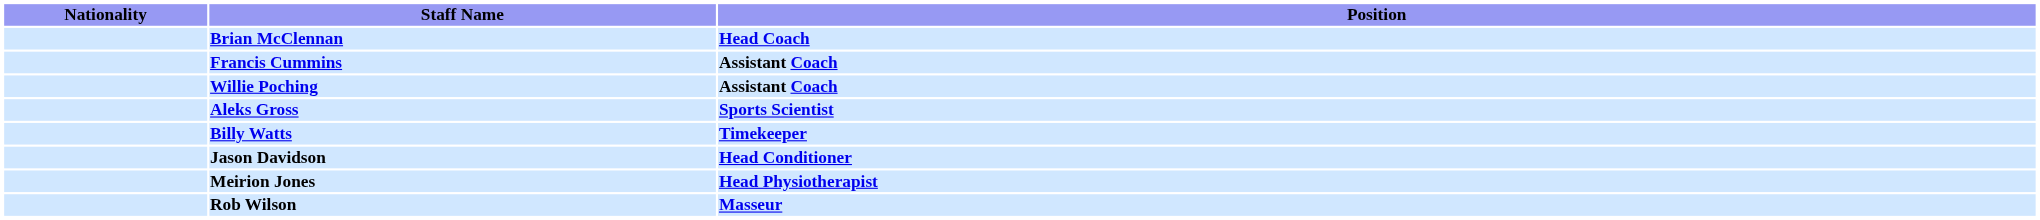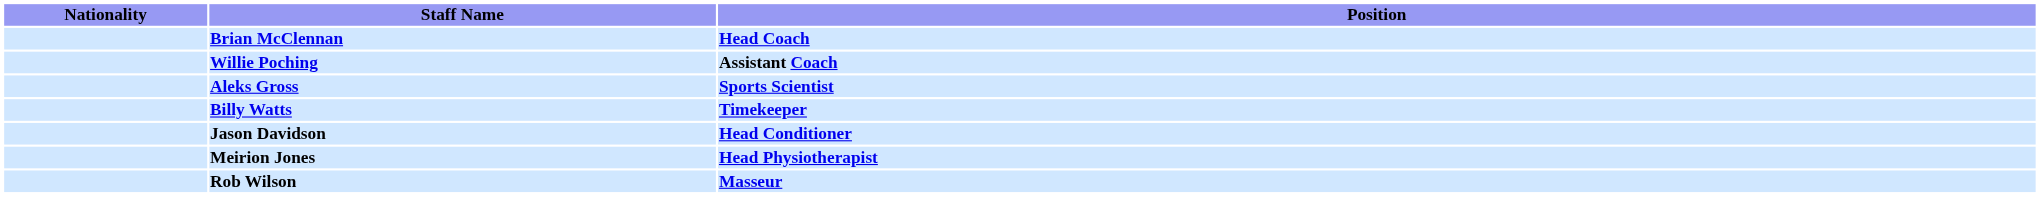- row: (276, 62)
